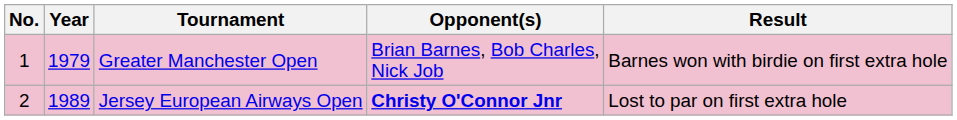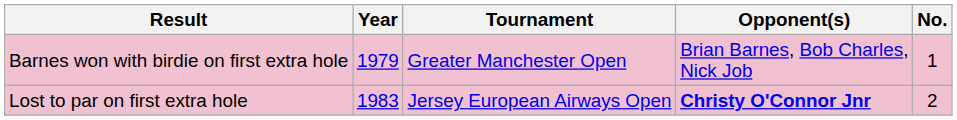columns swapped: (24, 20) <-> (778, 20)
(69, 100) 1989 -> (378, 100) 1983
